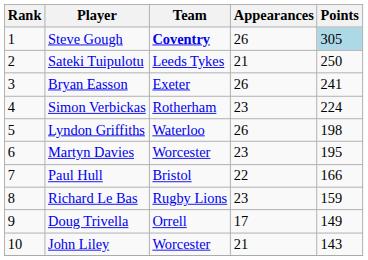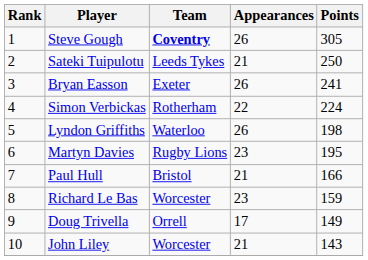(331, 38) lightblue background -> (331, 38) no background
(241, 107) 23 -> (241, 107) 22
(181, 152) Worcester -> (190, 152) Rugby Lions
(241, 175) 22 -> (241, 175) 21
(190, 198) Rugby Lions -> (181, 198) Worcester
